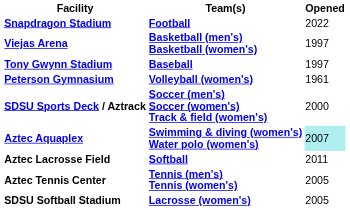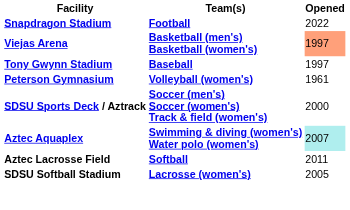(317, 44) no background -> (317, 44) lightsalmon background
- row: (55, 180)
